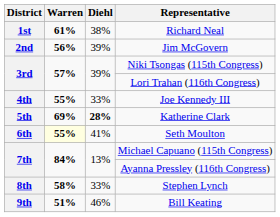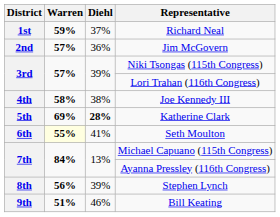(65, 30) 61% -> (65, 30) 59%
(100, 30) 38% -> (100, 30) 37%
(65, 47) 56% -> (65, 47) 57%
(100, 47) 39% -> (100, 47) 36%
(65, 99) 55% -> (65, 99) 58%
(100, 99) 33% -> (100, 99) 38%
(65, 185) 58% -> (65, 185) 56%
(100, 185) 33% -> (100, 185) 39%
